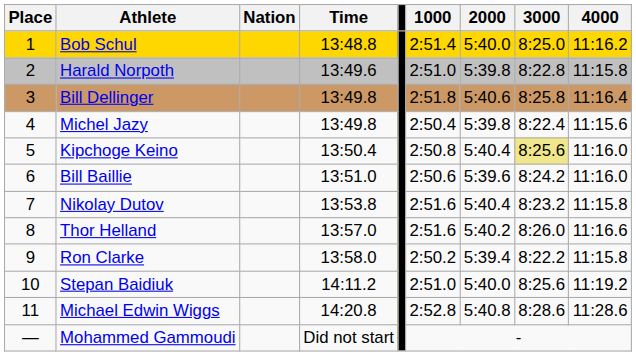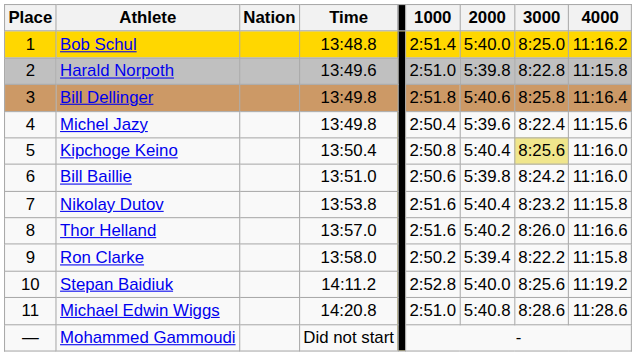(487, 124) 5:39.8 -> (487, 124) 5:39.6
(487, 177) 5:39.6 -> (487, 177) 5:39.8
(433, 284) 2:51.0 -> (433, 284) 2:52.8
(433, 310) 2:52.8 -> (433, 310) 2:51.0
